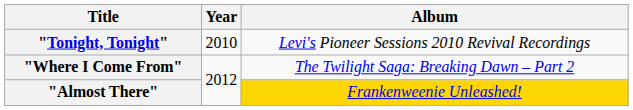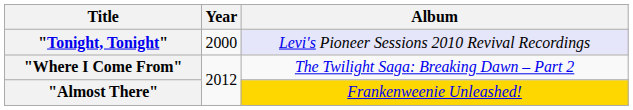(221, 42) 2010 -> (221, 42) 2000
(435, 42) no background -> (435, 42) lavender background
